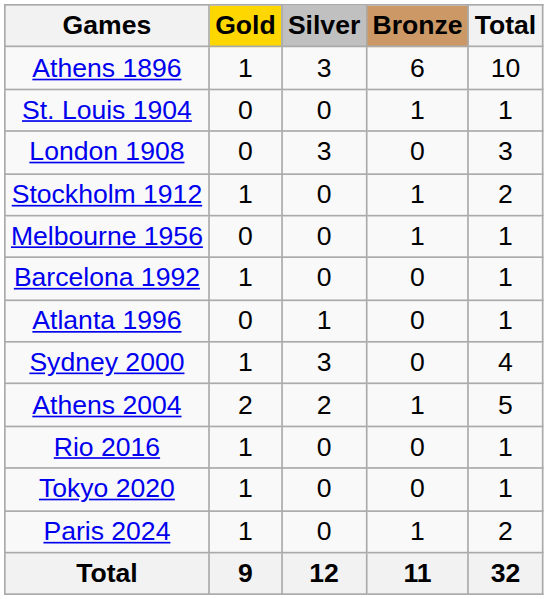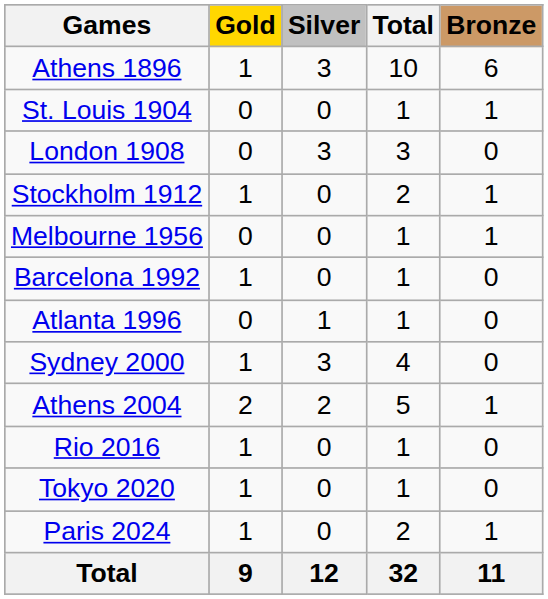columns swapped: (418, 25) <-> (506, 25)
